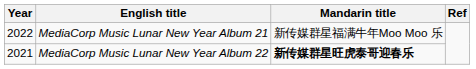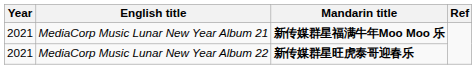(20, 33) 2022 -> (20, 33) 2021
(358, 33) normal -> (359, 33) bold
